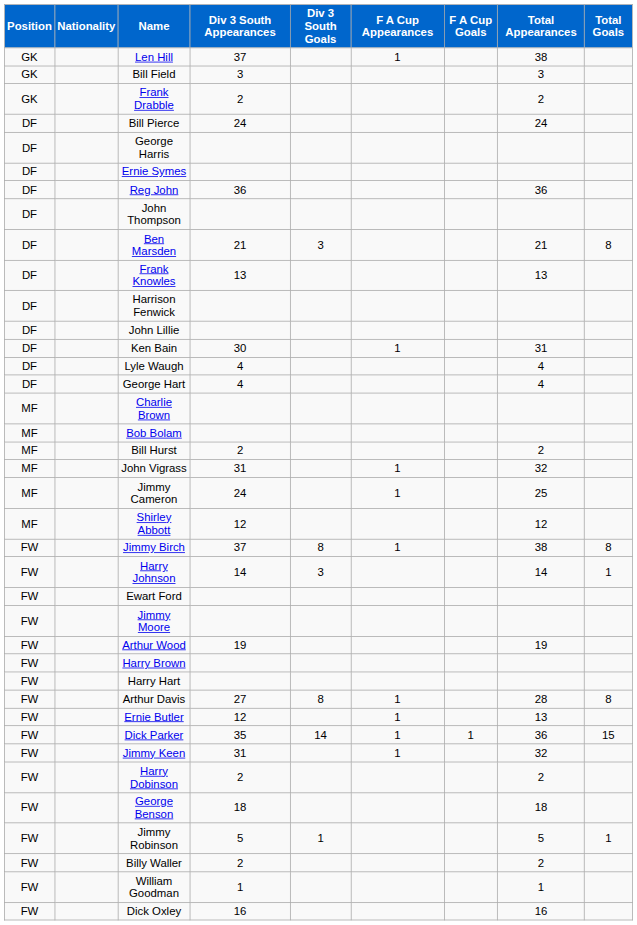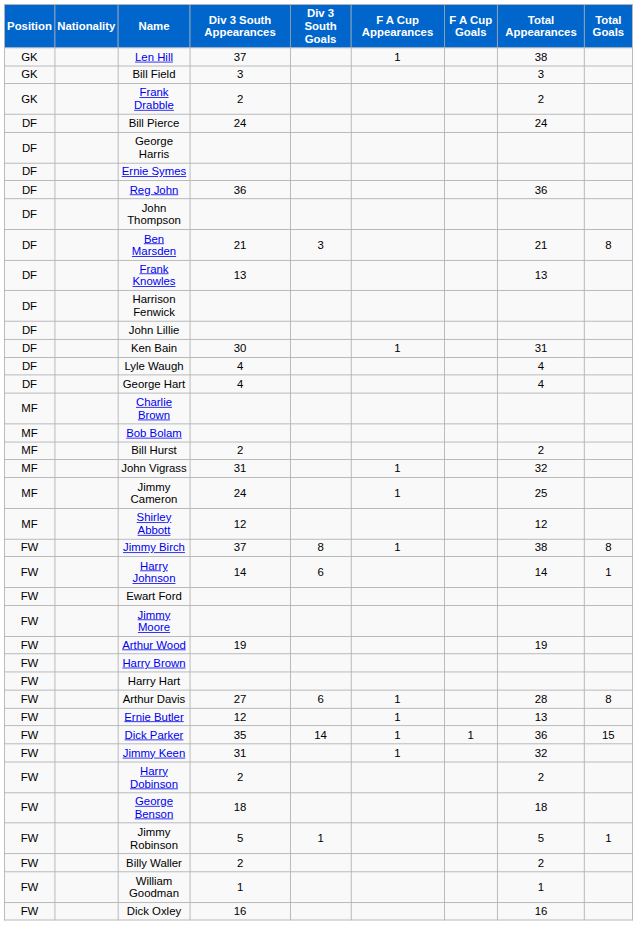(321, 572) 3 -> (321, 572) 6
(321, 699) 8 -> (321, 699) 6
